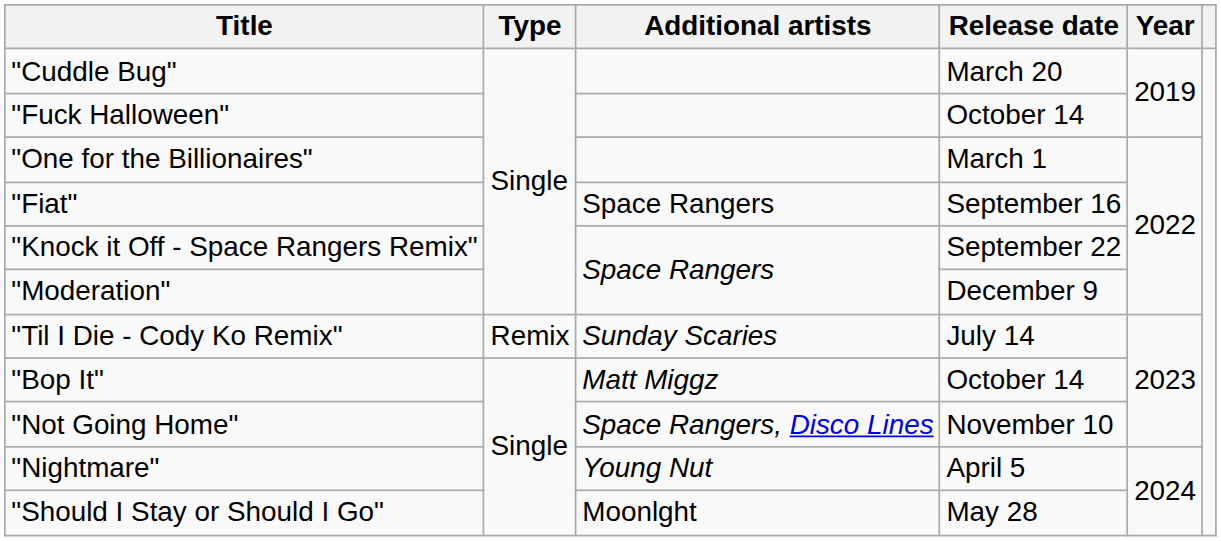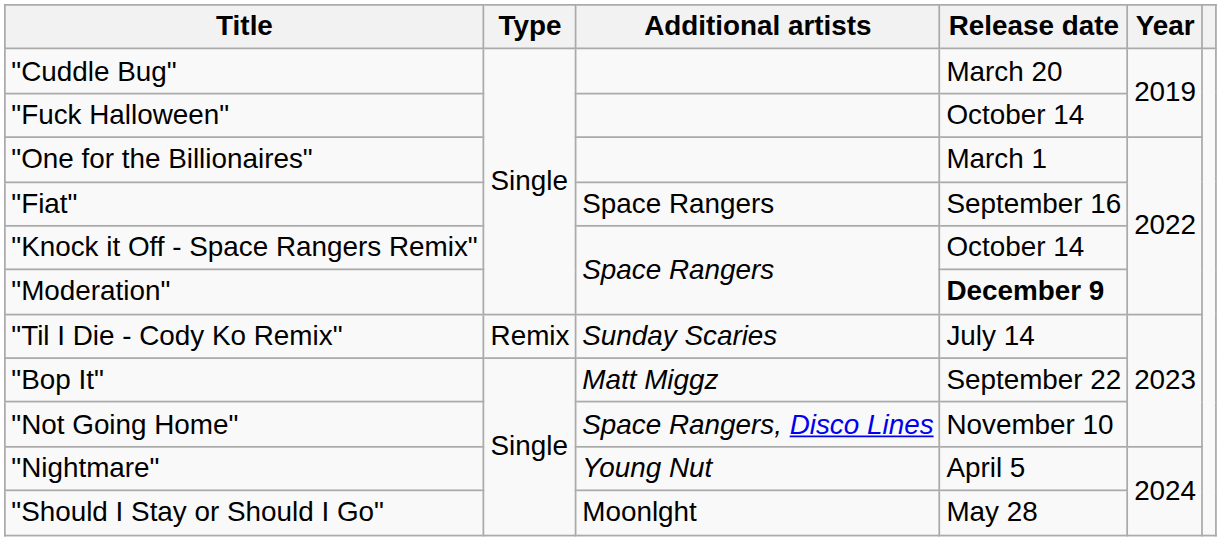(1034, 247) September 22 -> (1015, 247) October 14
(1022, 291) normal -> (1025, 291) bold
(1015, 379) October 14 -> (1034, 379) September 22
